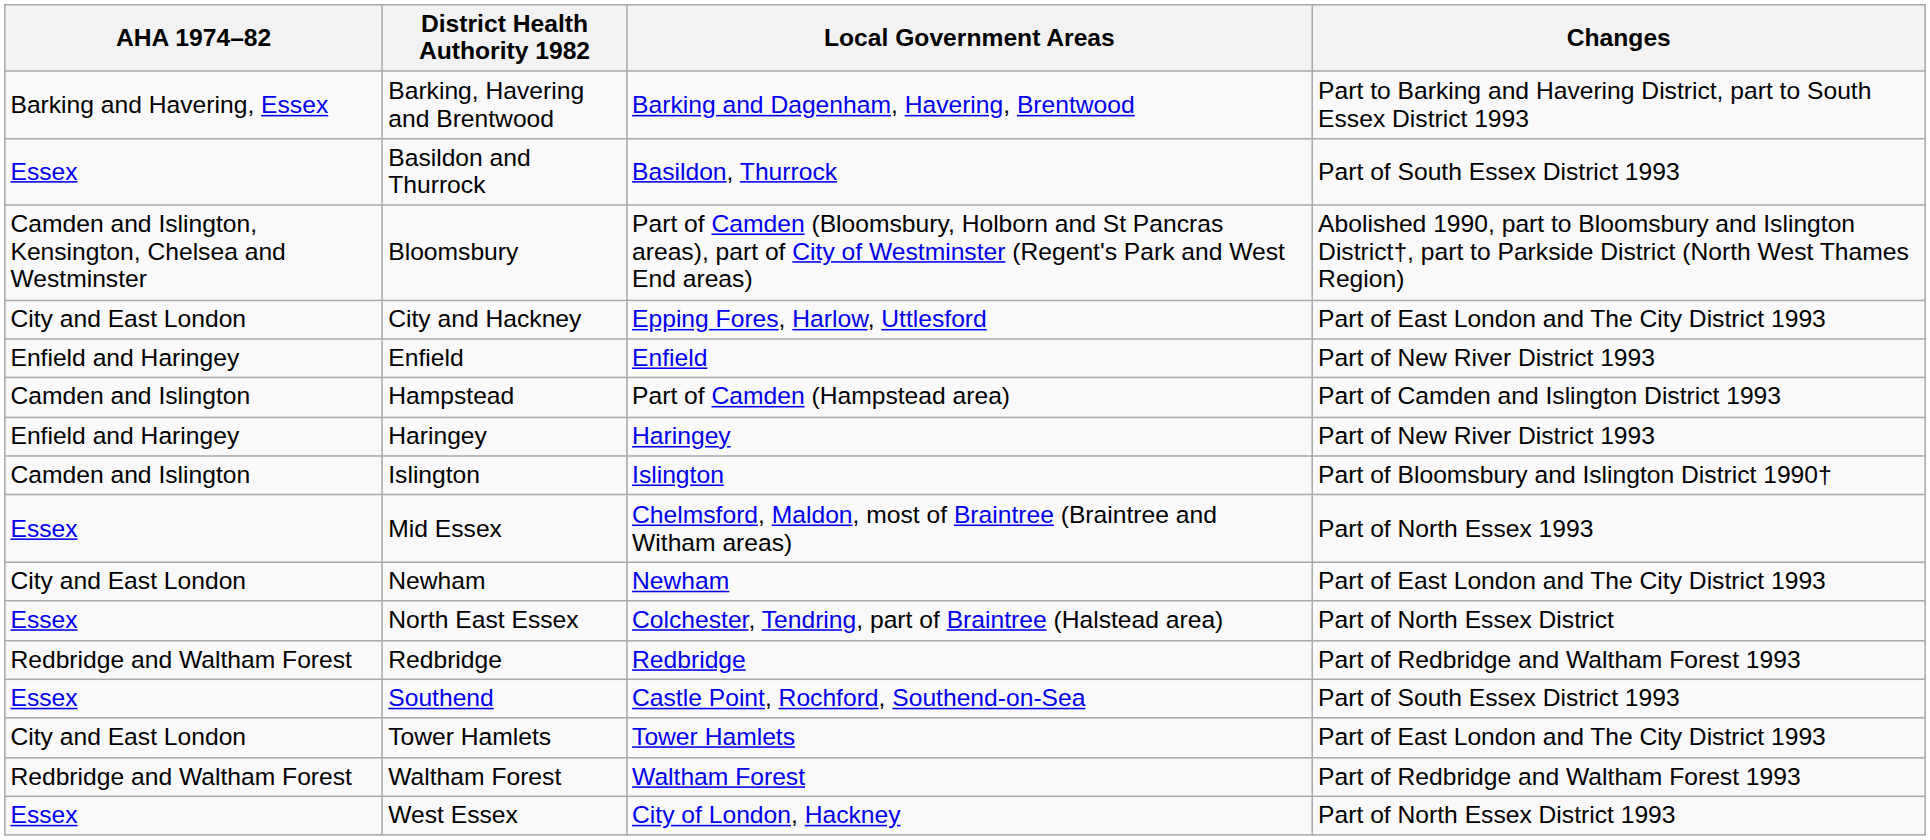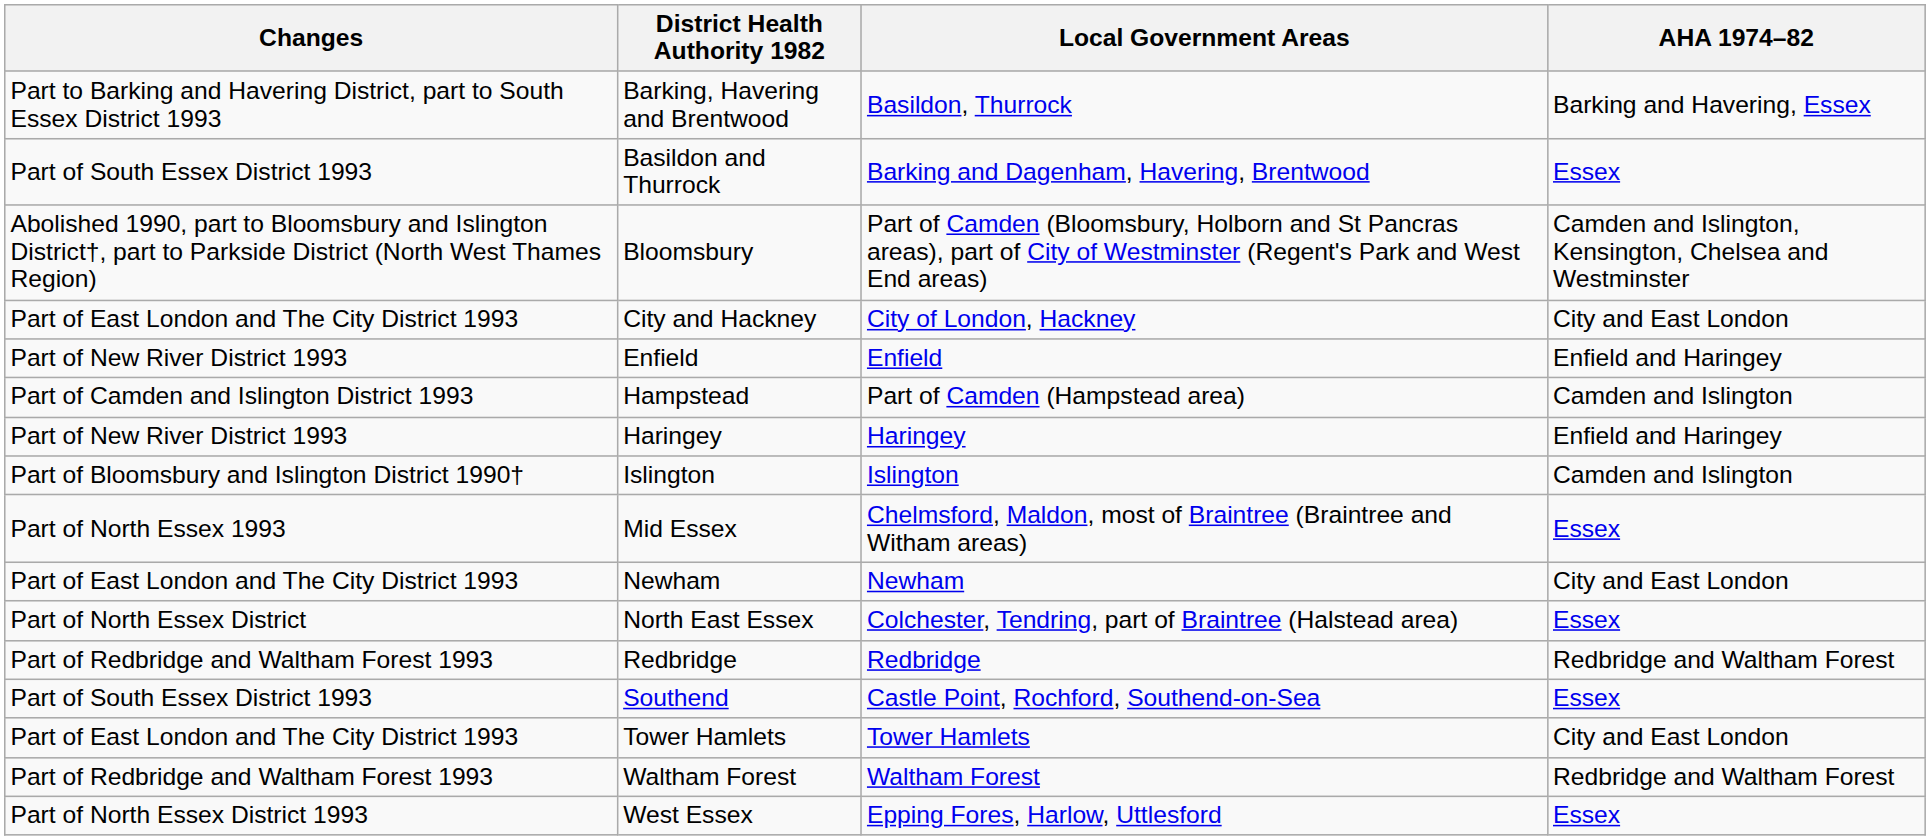columns swapped: (194, 37) <-> (1619, 37)
(883, 104) Barking and Dagenham, Havering, Brentwood -> (969, 104) Basildon, Thurrock
(735, 171) Basildon, Thurrock -> (1118, 171) Barking and Dagenham, Havering, Brentwood
(809, 318) Epping Fores, Harlow, Uttlesford -> (1001, 318) City of London, Hackney
(766, 815) City of London, Hackney -> (1044, 815) Epping Fores, Harlow, Uttlesford
